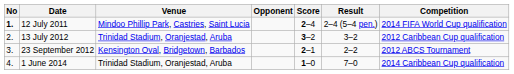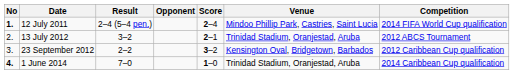columns swapped: (174, 10) <-> (351, 10)
(308, 37) 3–2 -> (211, 37) 2–1
(443, 37) 2012 Caribbean Cup qualification -> (426, 37) 2012 ABCS Tournament
(308, 50) 2–1 -> (211, 50) 3–2
(426, 50) 2012 ABCS Tournament -> (443, 50) 2012 Caribbean Cup qualification
(10, 63) normal -> (10, 63) bold
